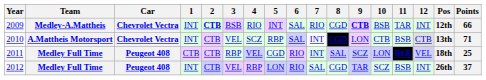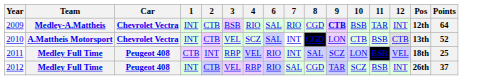- column: (276, 11)
(212, 25) bold -> (212, 25) normal
(467, 25) 66 -> (444, 25) 64
(467, 39) 71 -> (444, 39) 52
(212, 53) CTB -> (212, 53) INT
